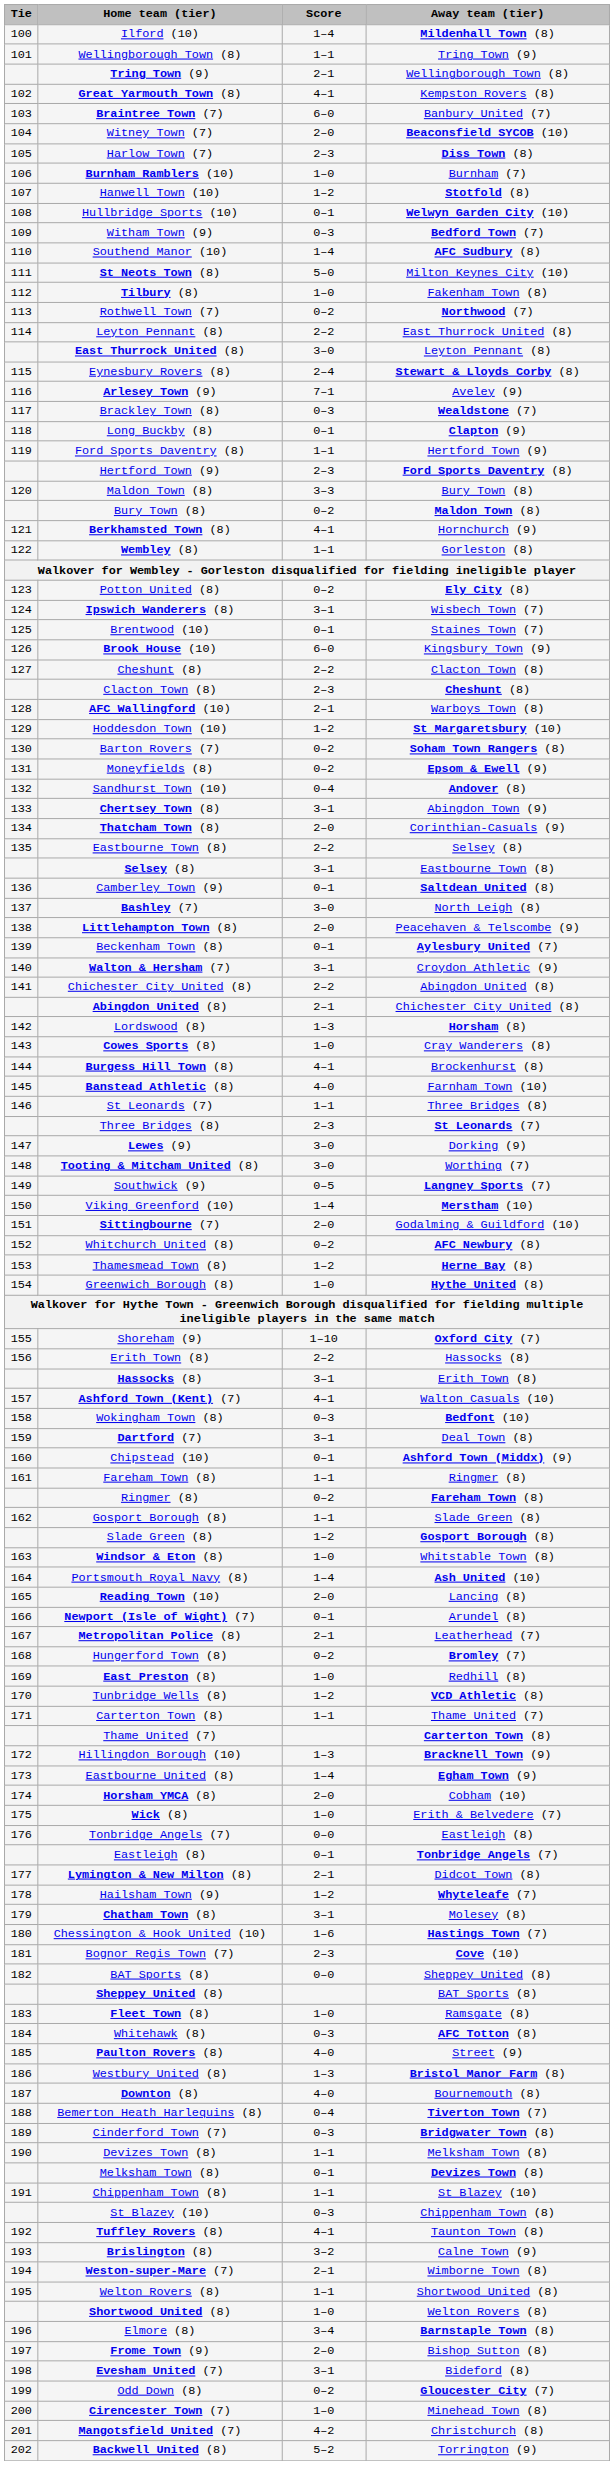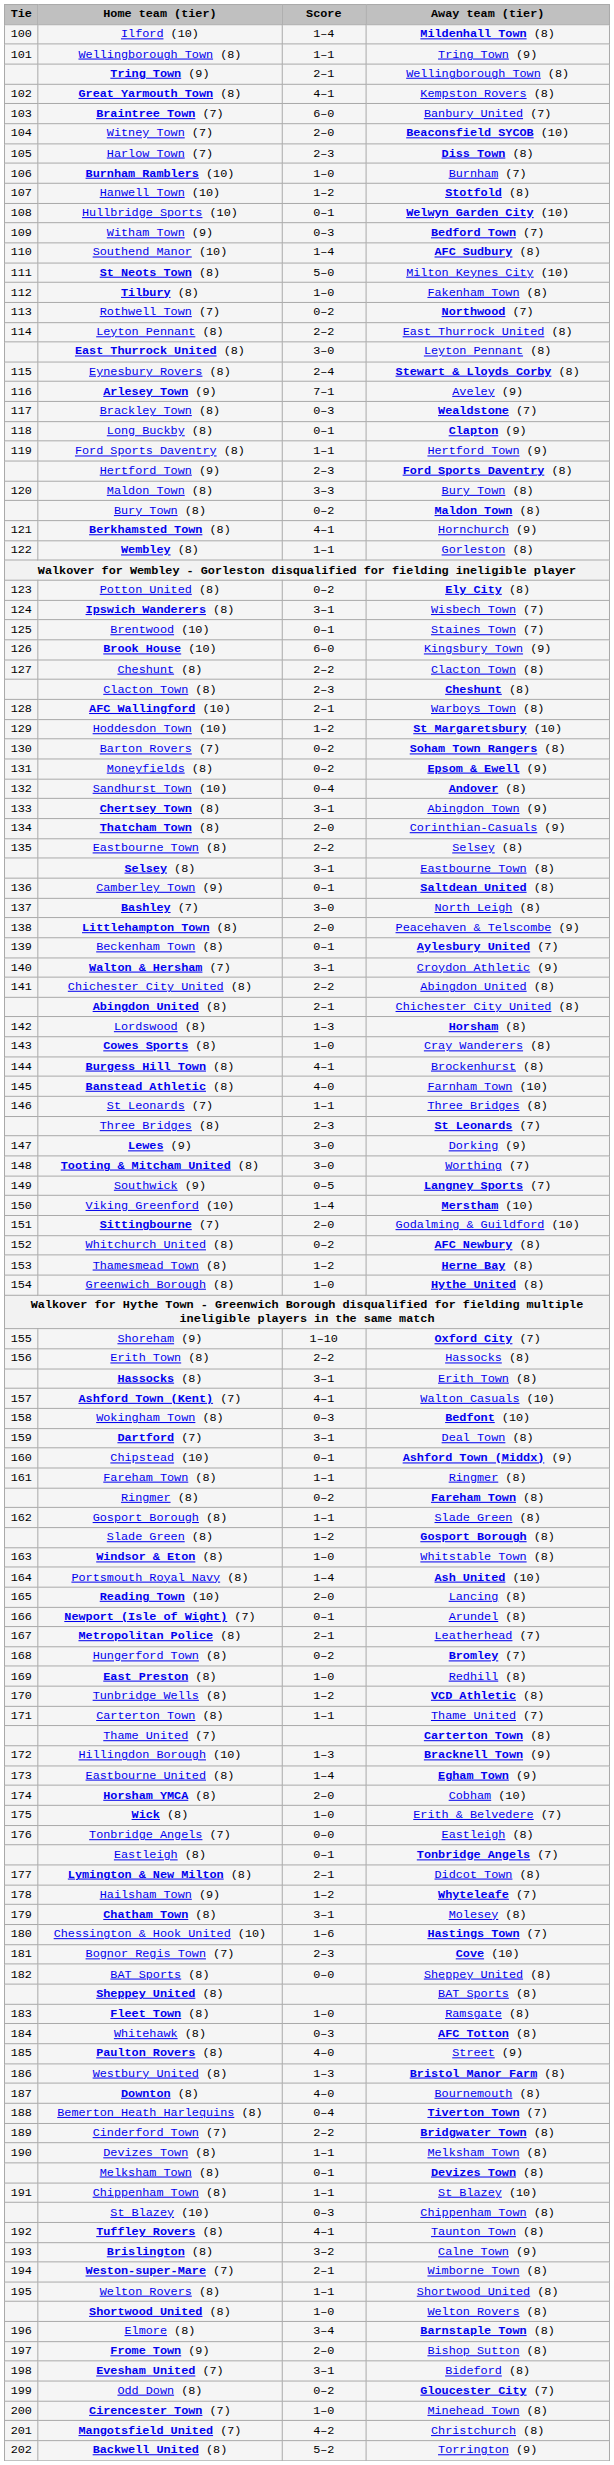(324, 2133) 0–3 -> (324, 2133) 2–2
